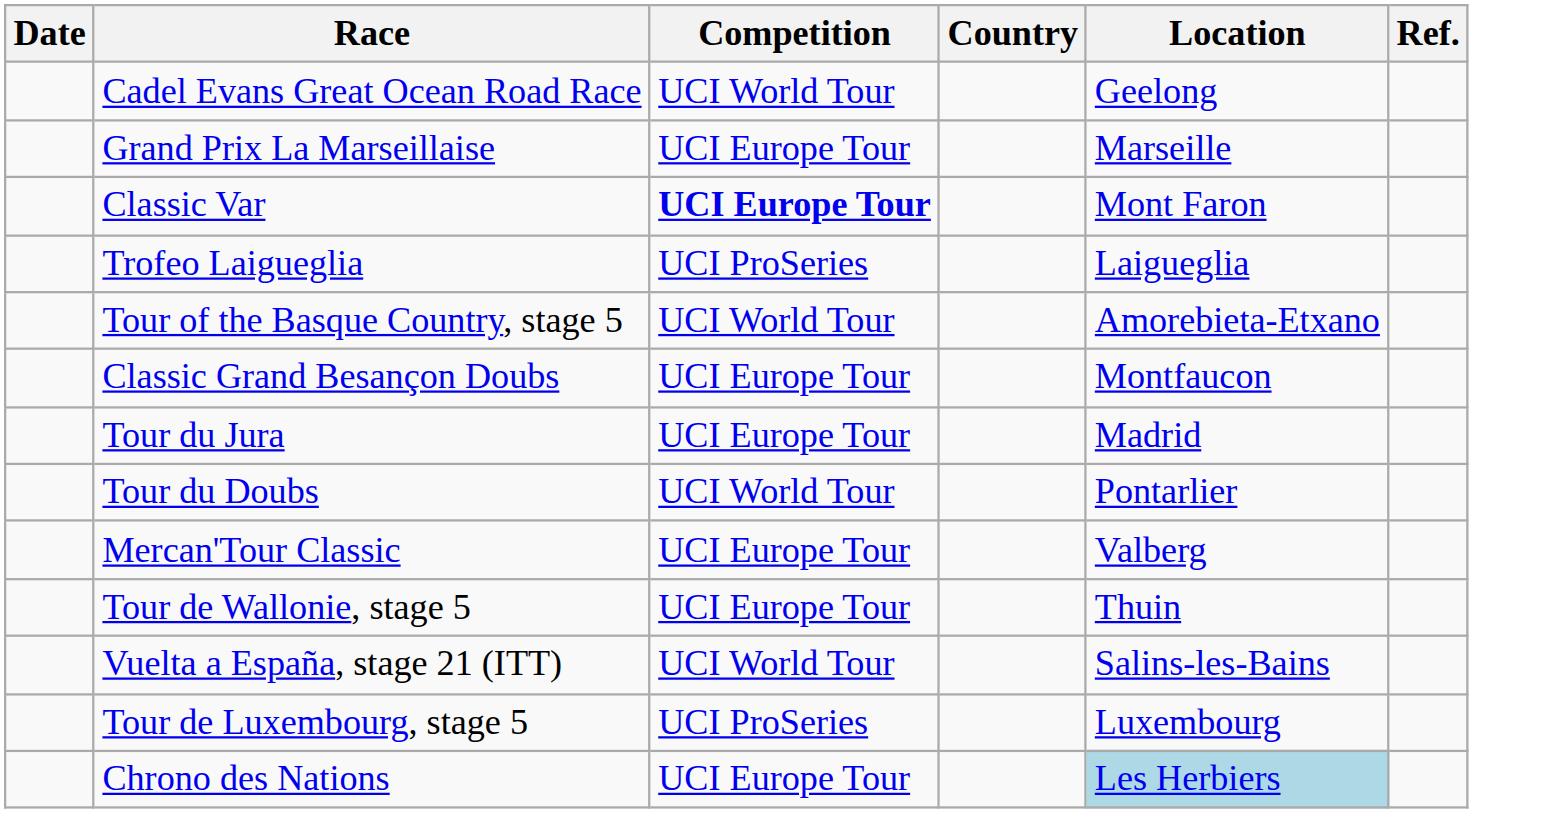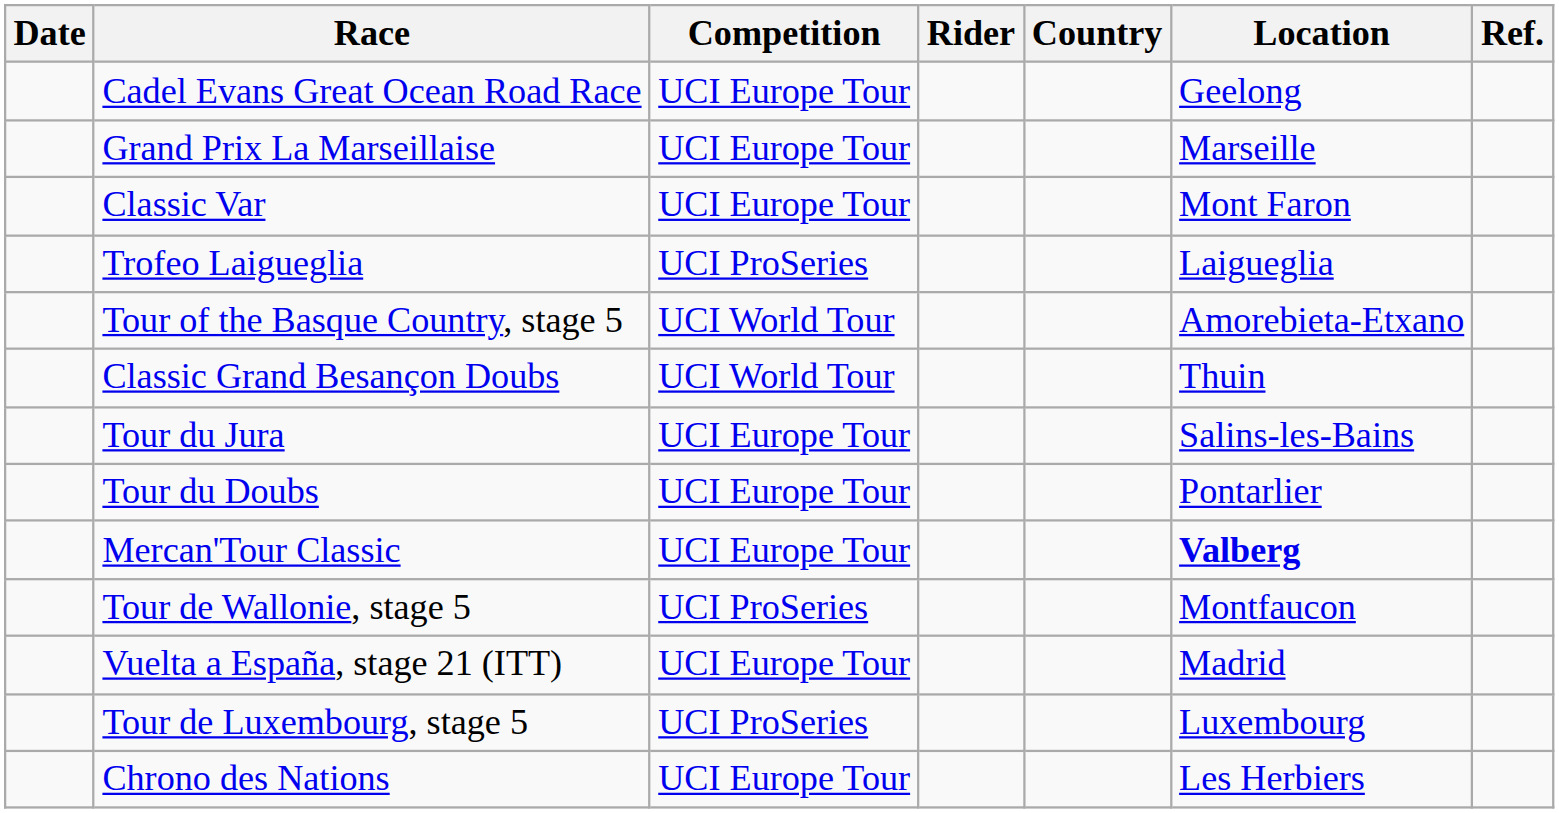+ column: (971, 33)
(776, 90) UCI World Tour -> (784, 90) UCI Europe Tour
(795, 205) bold -> (784, 205) normal
(784, 377) UCI Europe Tour -> (776, 377) UCI World Tour
(1183, 377) Montfaucon -> (1222, 377) Thuin
(1148, 434) Madrid -> (1297, 434) Salins-les-Bains
(776, 491) UCI World Tour -> (784, 491) UCI Europe Tour
(1151, 549) normal -> (1240, 549) bold
(784, 606) UCI Europe Tour -> (763, 606) UCI ProSeries
(1138, 606) Thuin -> (1267, 606) Montfaucon
(776, 663) UCI World Tour -> (784, 663) UCI Europe Tour
(1212, 663) Salins-les-Bains -> (1232, 663) Madrid
(1188, 778) lightblue background -> (1272, 778) no background
